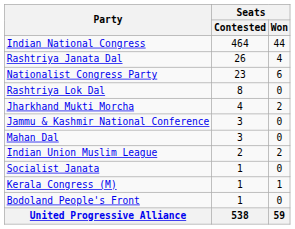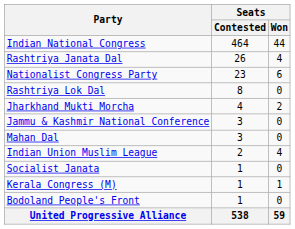(279, 153) 2 -> (279, 153) 4
